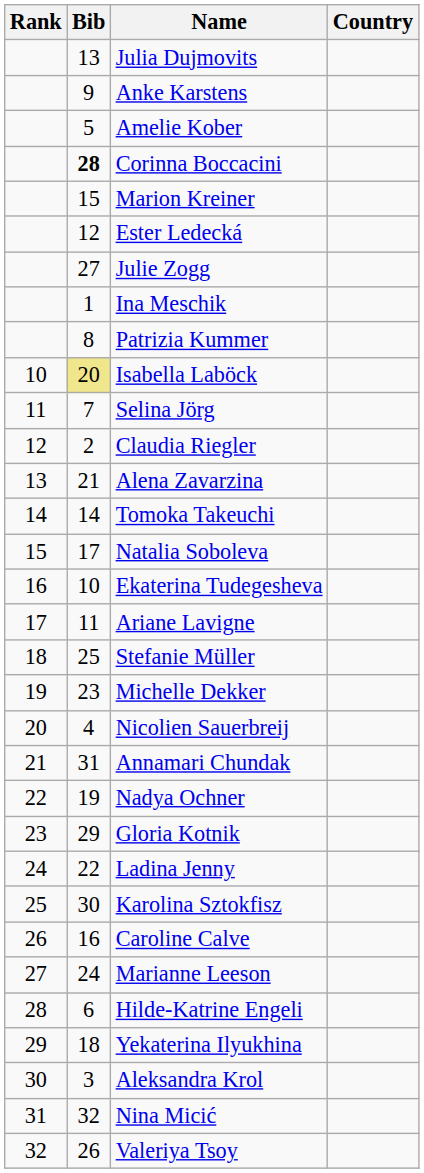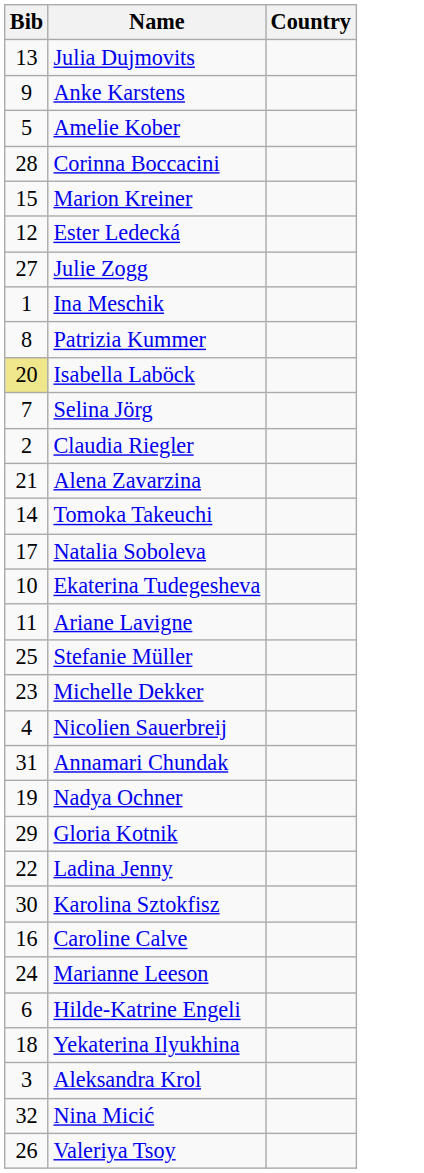- column: (36, 22)
(89, 163) bold -> (27, 163) normal
